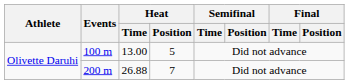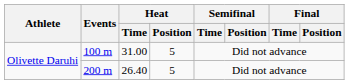(134, 51) 13.00 -> (134, 51) 31.00
(134, 70) 26.88 -> (134, 70) 26.40
(172, 70) 7 -> (172, 70) 5
